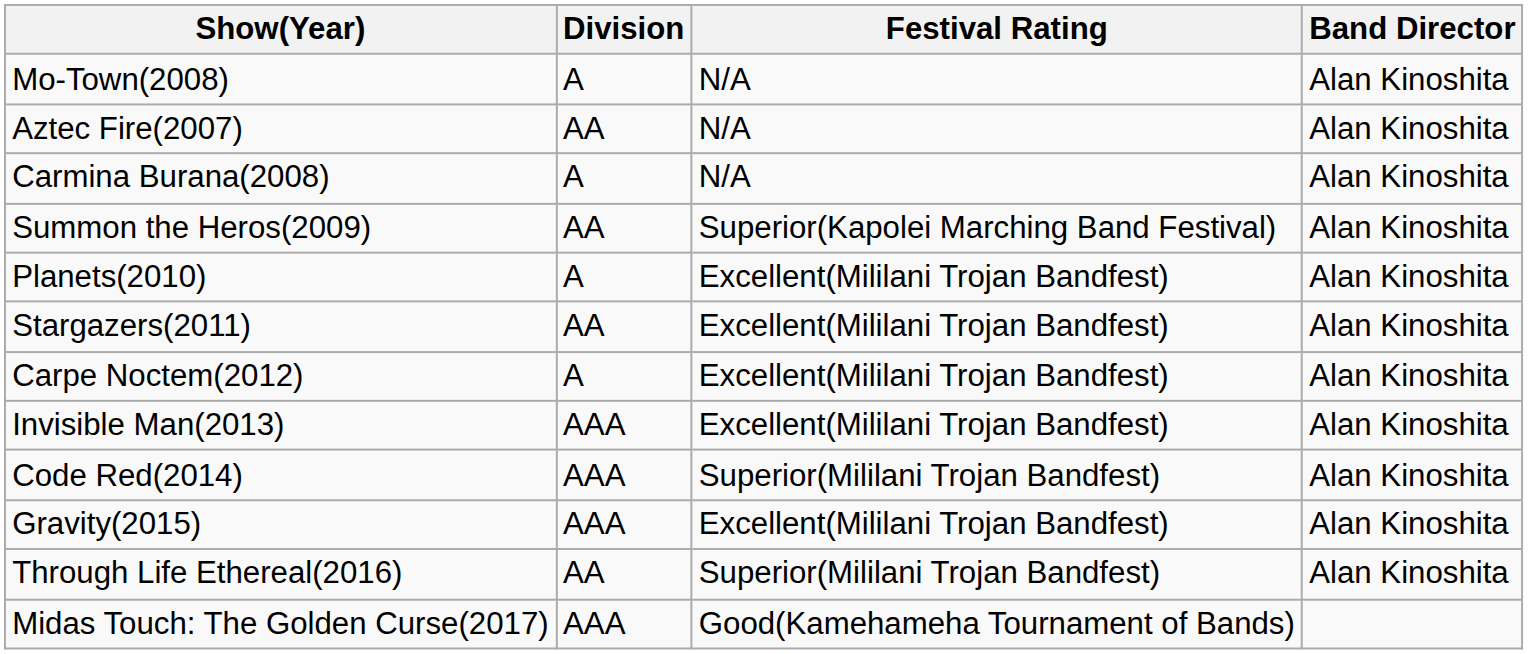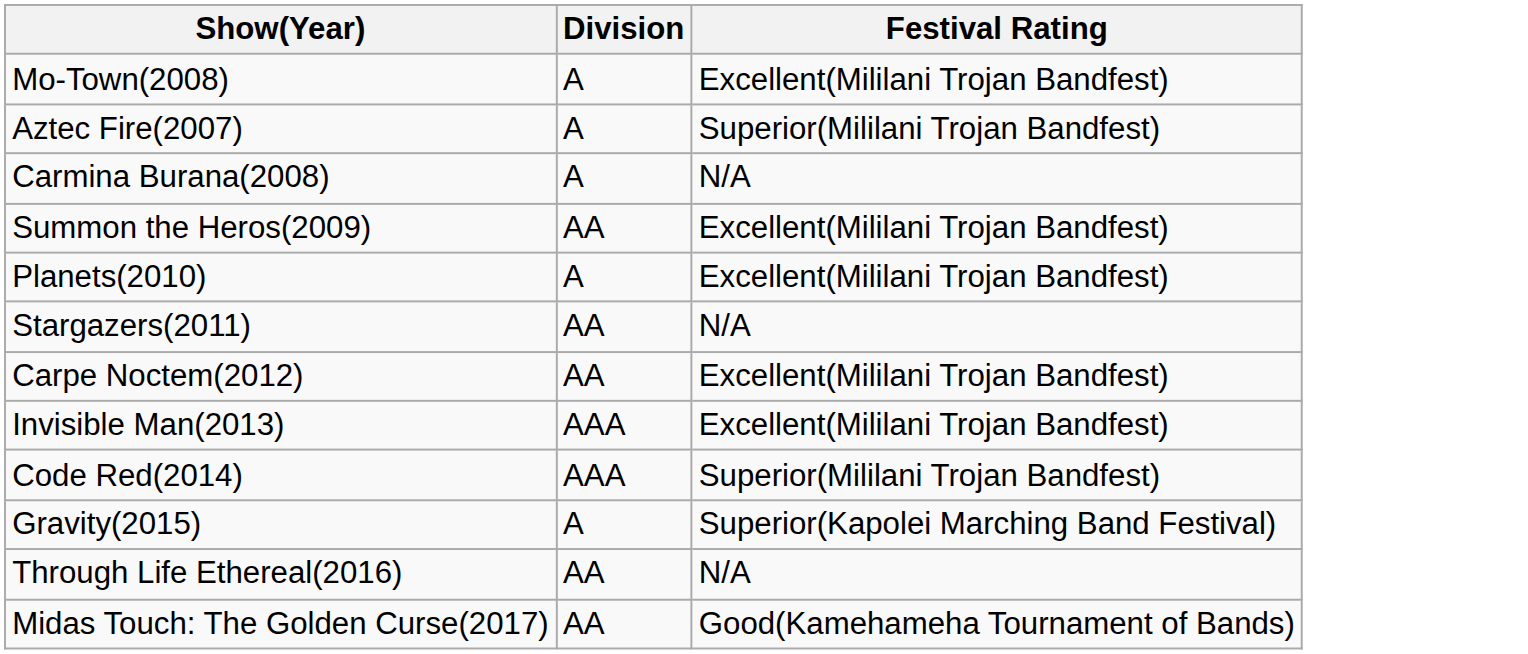- column: (1412, 29)
(725, 78) N/A -> (934, 78) Excellent(Mililani Trojan Bandfest)
(584, 128) AA -> (573, 128) A
(725, 128) N/A -> (929, 128) Superior(Mililani Trojan Bandfest)
(988, 227) Superior(Kapolei Marching Band Festival) -> (934, 227) Excellent(Mililani Trojan Bandfest)
(934, 326) Excellent(Mililani Trojan Bandfest) -> (725, 326) N/A
(573, 375) A -> (584, 375) AA
(594, 524) AAA -> (573, 524) A
(934, 524) Excellent(Mililani Trojan Bandfest) -> (988, 524) Superior(Kapolei Marching Band Festival)
(929, 573) Superior(Mililani Trojan Bandfest) -> (725, 573) N/A
(594, 623) AAA -> (584, 623) AA
